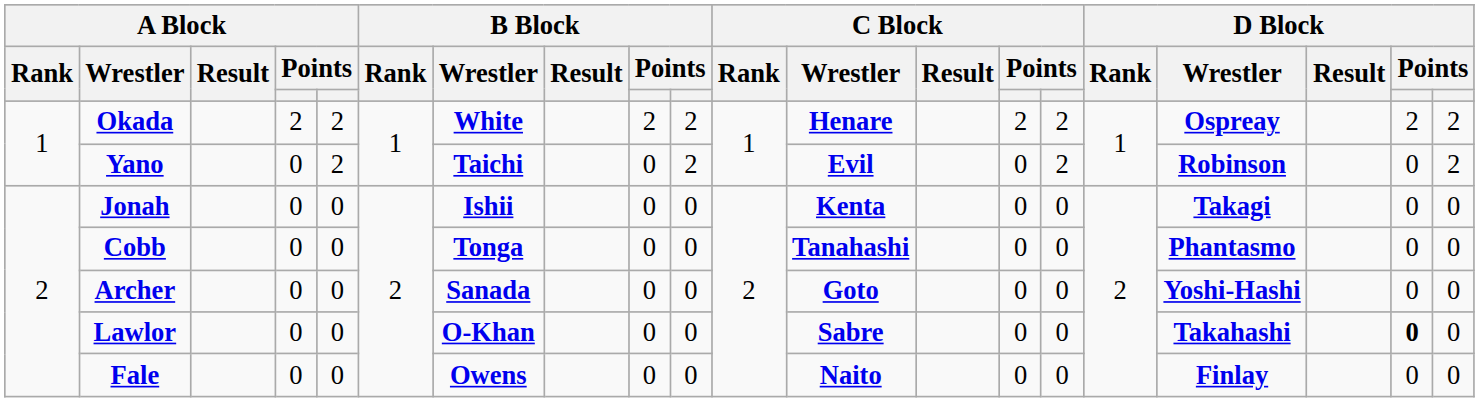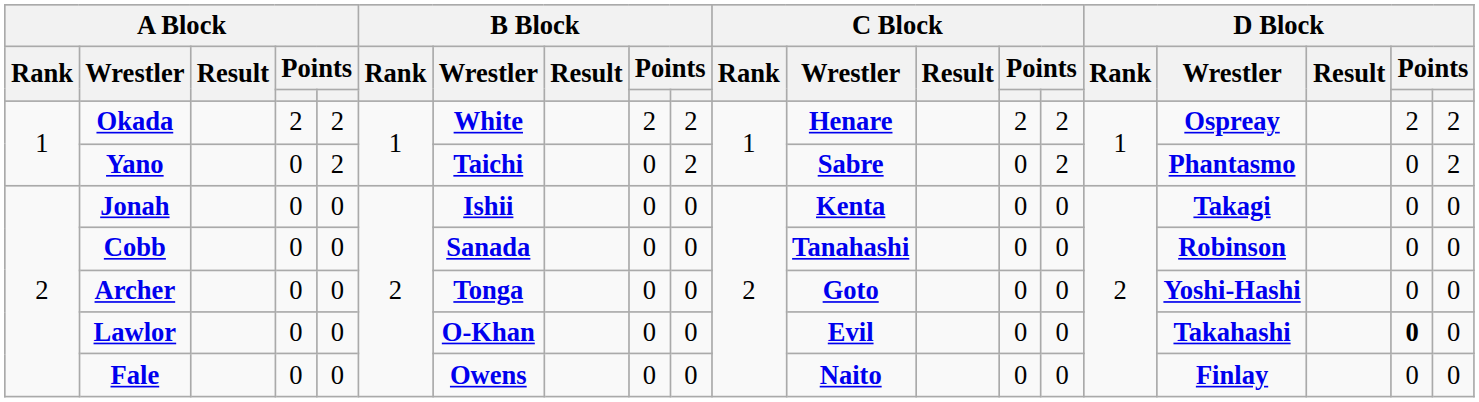(851, 164) Evil -> (851, 164) Sabre
(1232, 164) Robinson -> (1232, 164) Phantasmo
(488, 248) Tonga -> (488, 248) Sanada
(1232, 248) Phantasmo -> (1232, 248) Robinson
(488, 290) Sanada -> (488, 290) Tonga
(851, 332) Sabre -> (851, 332) Evil
